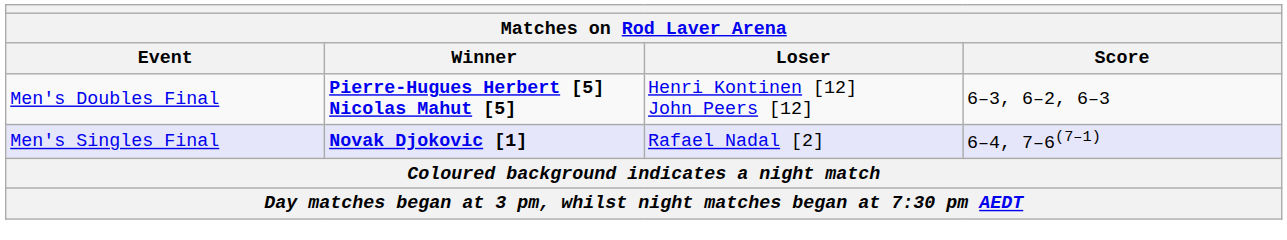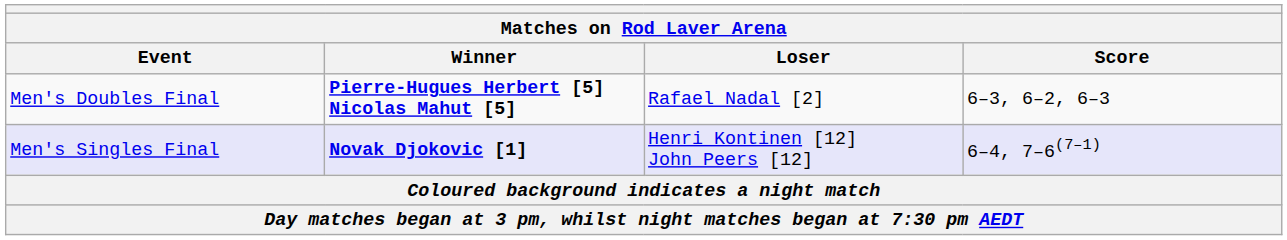(753, 99) Henri Kontinen [12] John Peers [12] -> (736, 99) Rafael Nadal [2]
(736, 141) Rafael Nadal [2] -> (753, 150) Henri Kontinen [12] John Peers [12]
